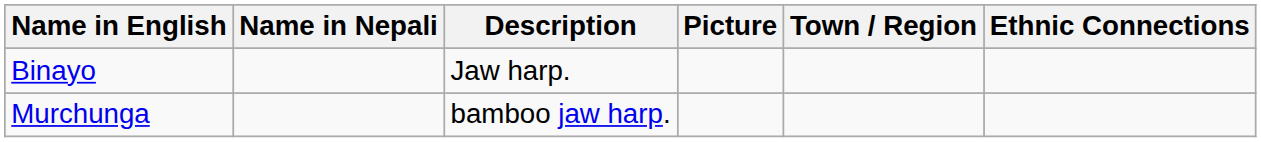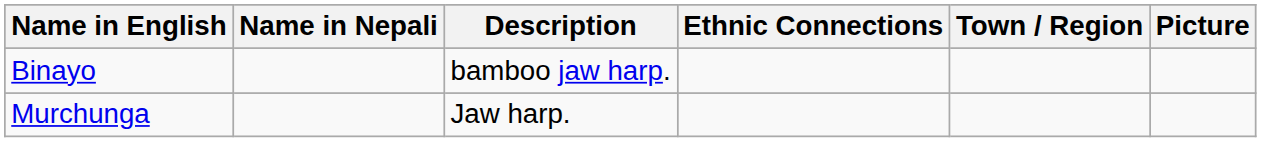columns swapped: (1120, 26) <-> (730, 26)
(511, 70) Jaw harp. -> (561, 70) bamboo jaw harp.
(561, 114) bamboo jaw harp. -> (511, 114) Jaw harp.
